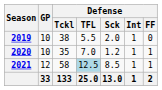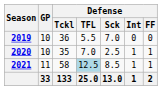(64, 38) 38 -> (64, 38) 36
(112, 38) 2.0 -> (112, 38) 7.0
(134, 38) 1 -> (134, 38) 0
(112, 52) 1.2 -> (112, 52) 2.5
(45, 65) 12 -> (45, 65) 11
